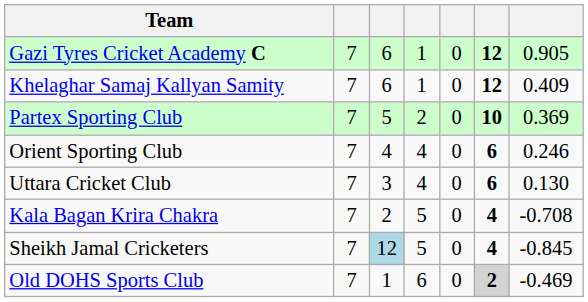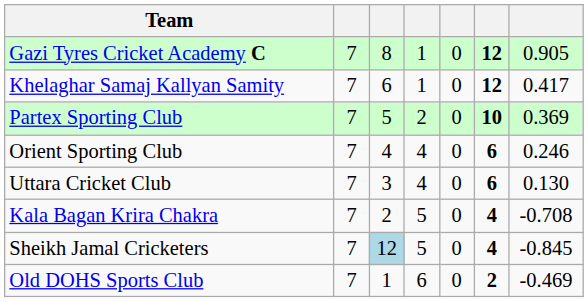(387, 53) 6 -> (387, 53) 8
(546, 85) 0.409 -> (546, 85) 0.417
(492, 280) lightgrey background -> (492, 280) no background
